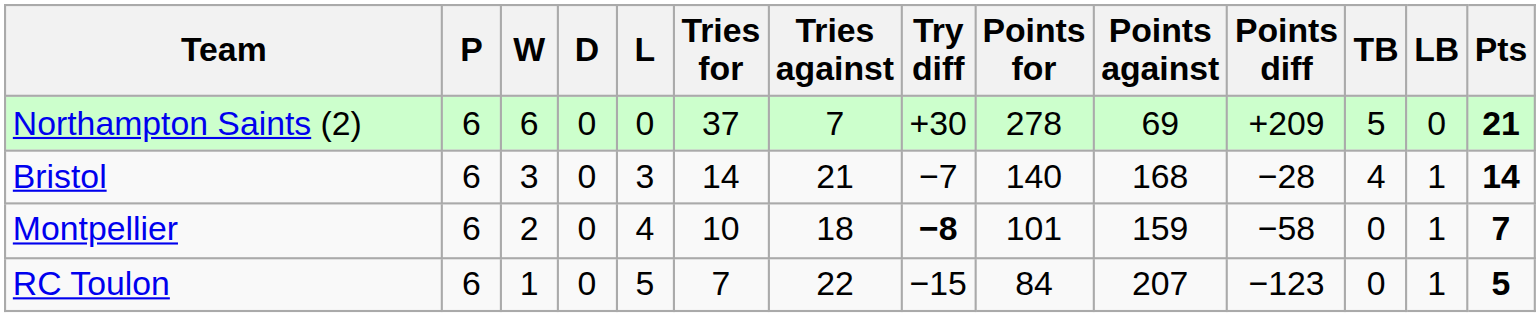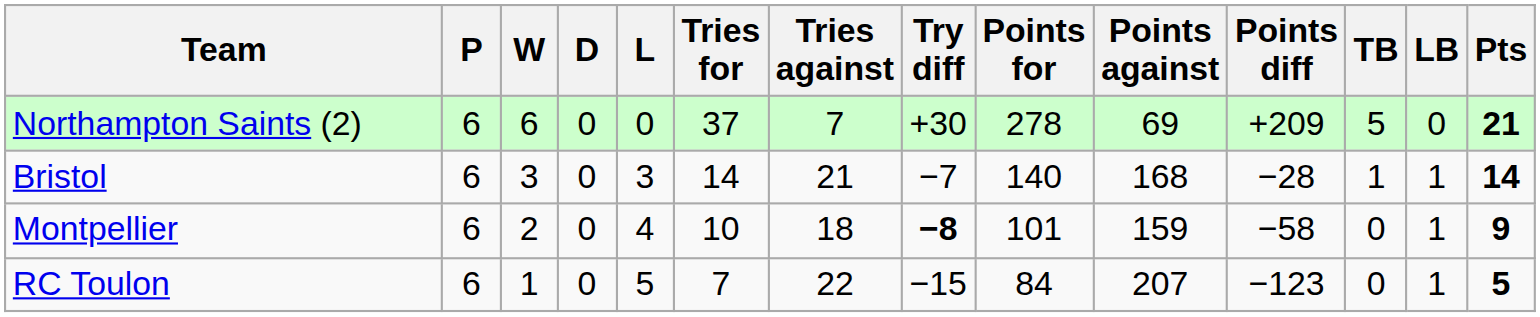(1376, 176) 4 -> (1376, 176) 1
(1501, 229) 7 -> (1501, 229) 9
